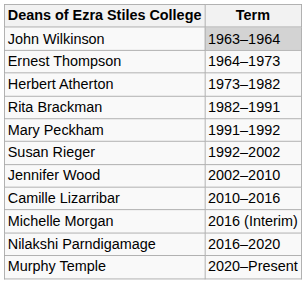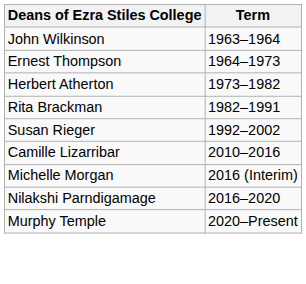(244, 38) lightgrey background -> (244, 38) no background
- row: (56, 130)
- row: (54, 175)
